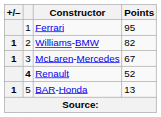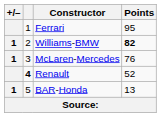(130, 43) normal -> (130, 43) bold
(130, 58) 67 -> (130, 58) 76
